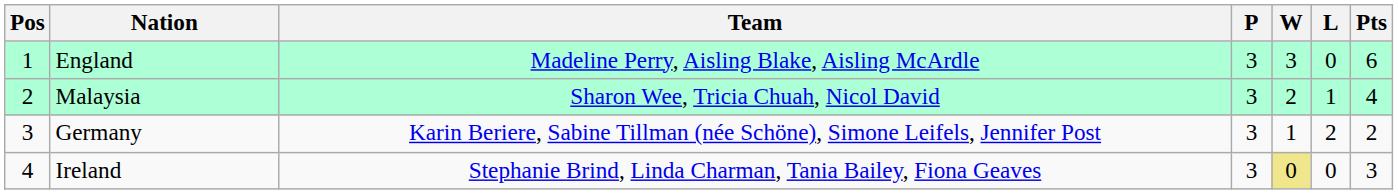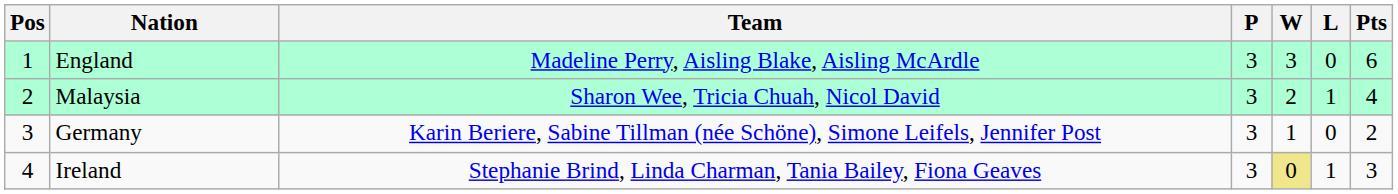(1331, 133) 2 -> (1331, 133) 0
(1331, 170) 0 -> (1331, 170) 1
